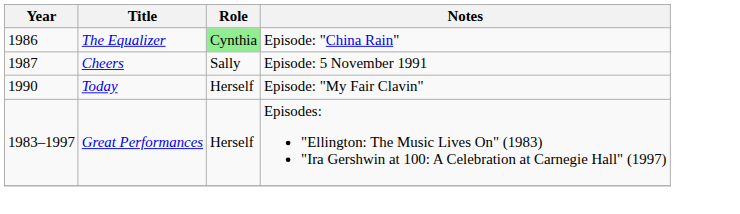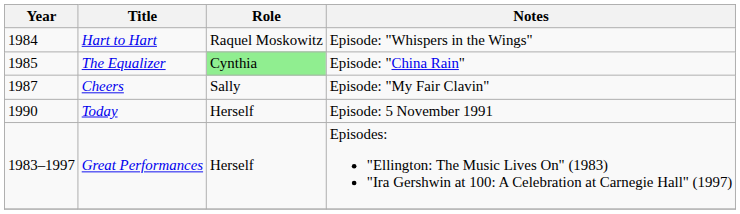+ row: (119, 39)
(23, 39) 1986 -> (23, 63) 1985
(346, 63) Episode: 5 November 1991 -> (409, 87) Episode: "My Fair Clavin"
(344, 87) Episode: "My Fair Clavin" -> (411, 110) Episode: 5 November 1991
